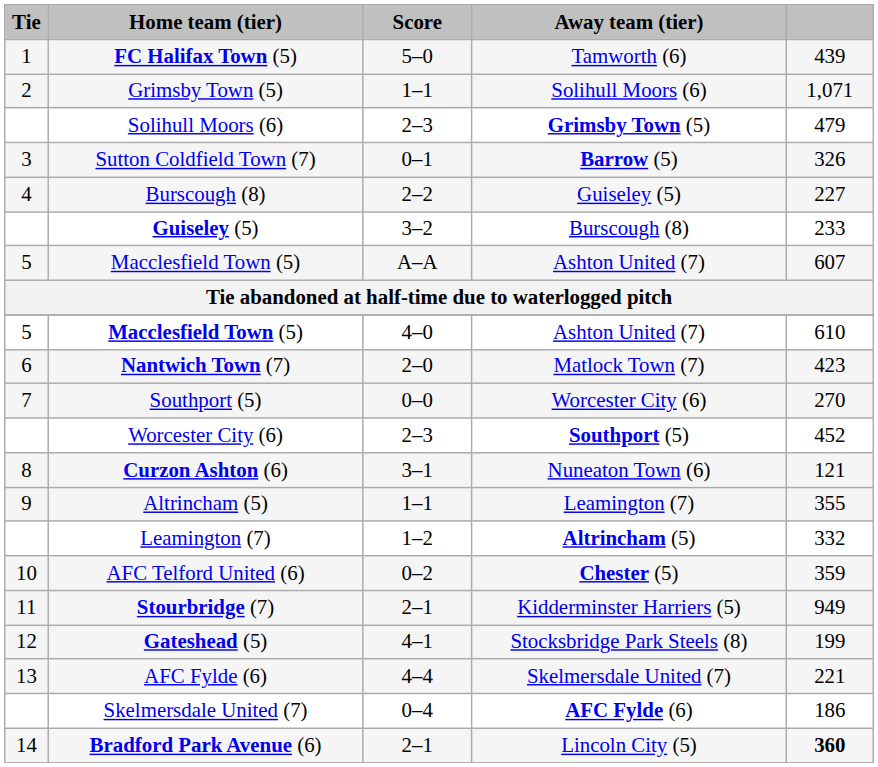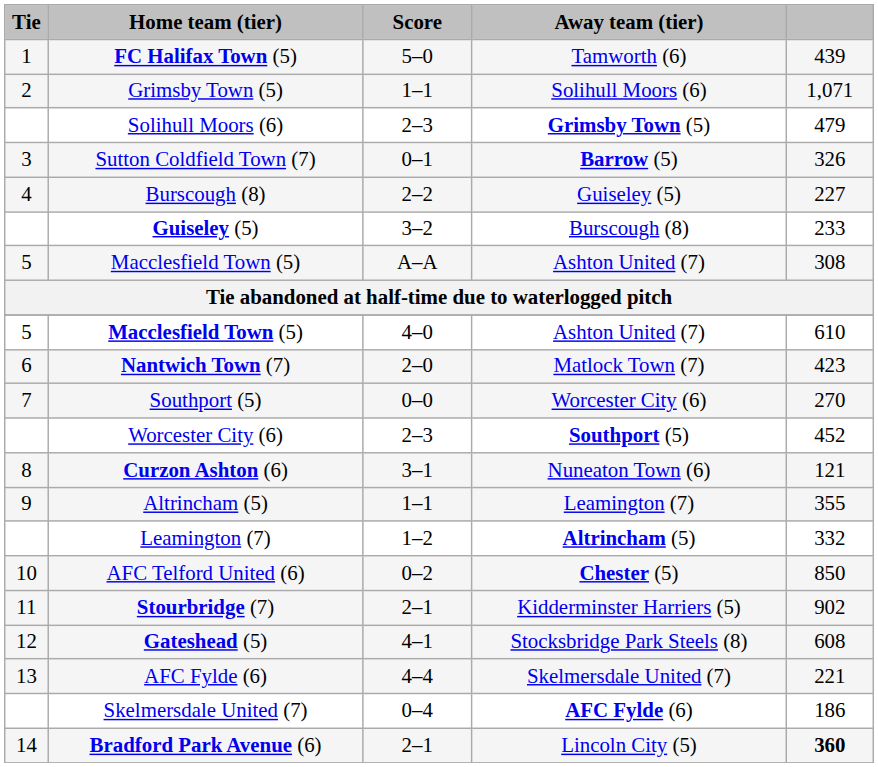(830, 263) 607 -> (830, 263) 308
(830, 573) 359 -> (830, 573) 850
(830, 607) 949 -> (830, 607) 902
(830, 641) 199 -> (830, 641) 608
